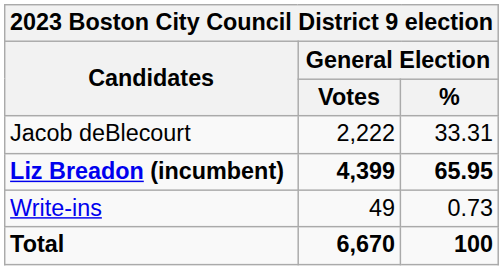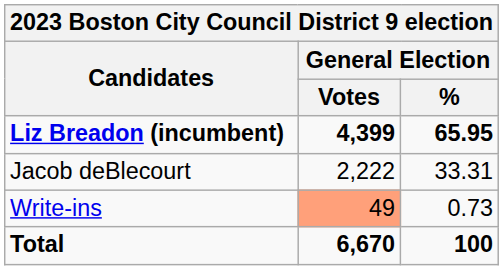rows swapped: (147, 171) <-> (100, 134)
(382, 208) no background -> (382, 208) lightsalmon background
